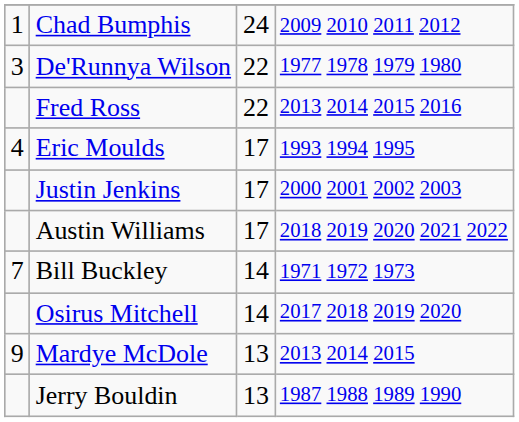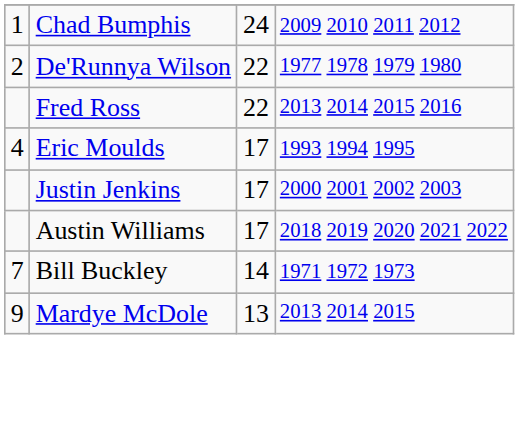(17, 66) 3 -> (17, 66) 2
- row: (117, 312)
- row: (107, 395)
